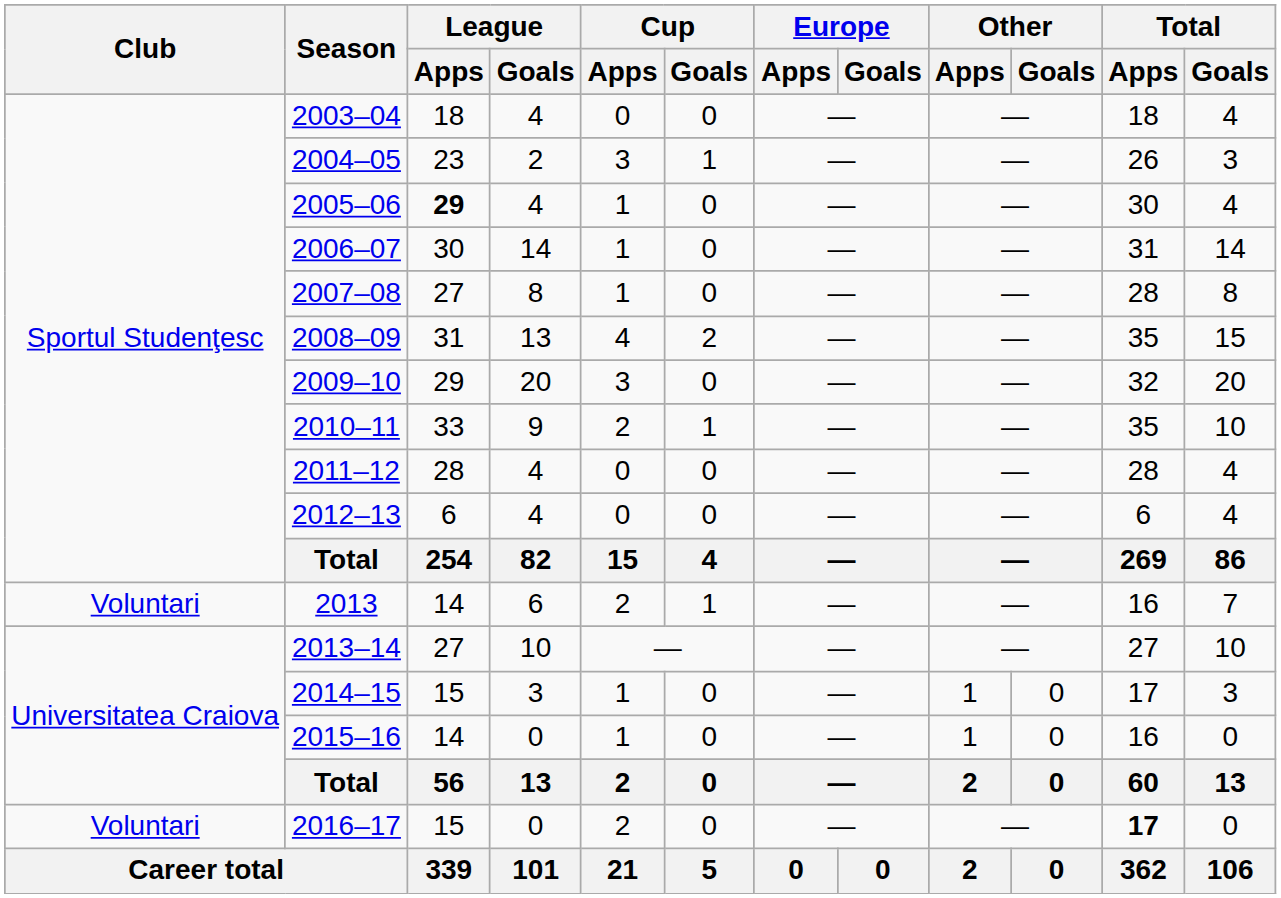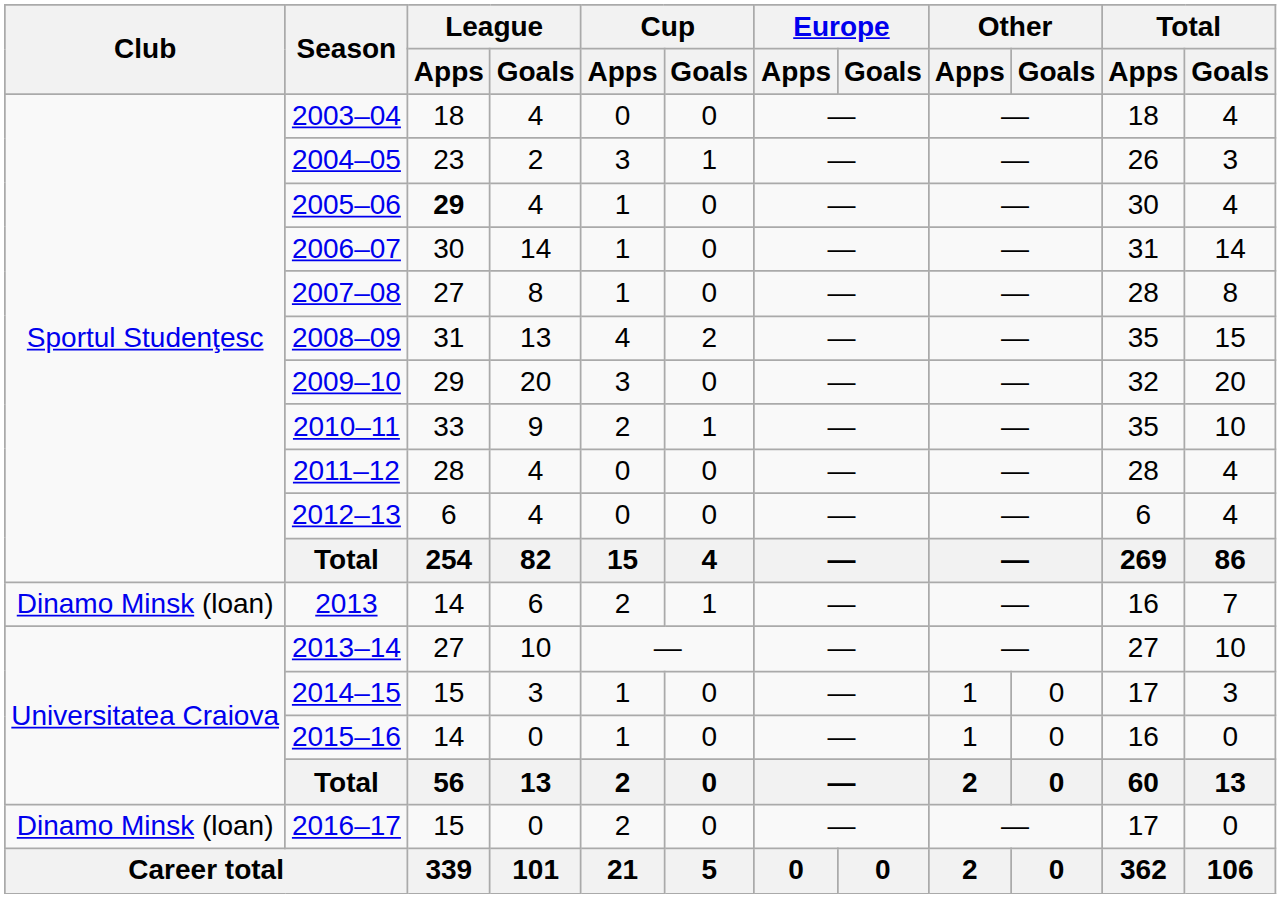(145, 603) Voluntari -> (145, 603) Dinamo Minsk (loan)
(145, 826) Voluntari -> (145, 826) Dinamo Minsk (loan)
(1143, 826) bold -> (1143, 826) normal
